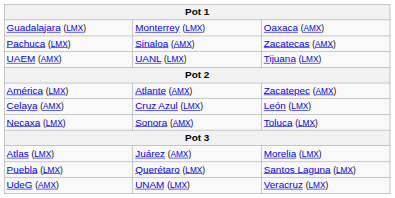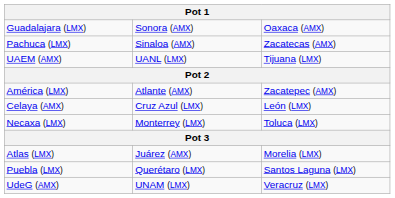(170, 28) Monterrey (LMX) -> (164, 28) Sonora (AMX)
(164, 122) Sonora (AMX) -> (170, 122) Monterrey (LMX)
